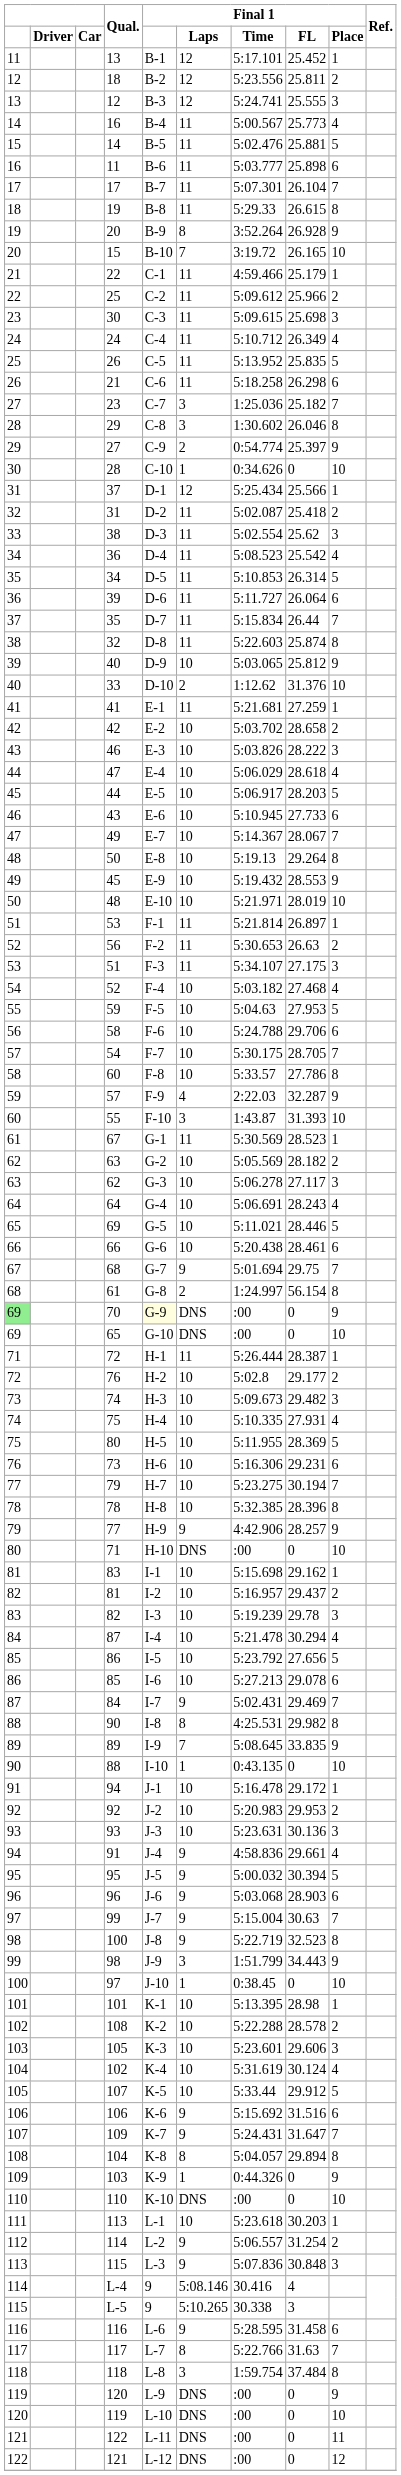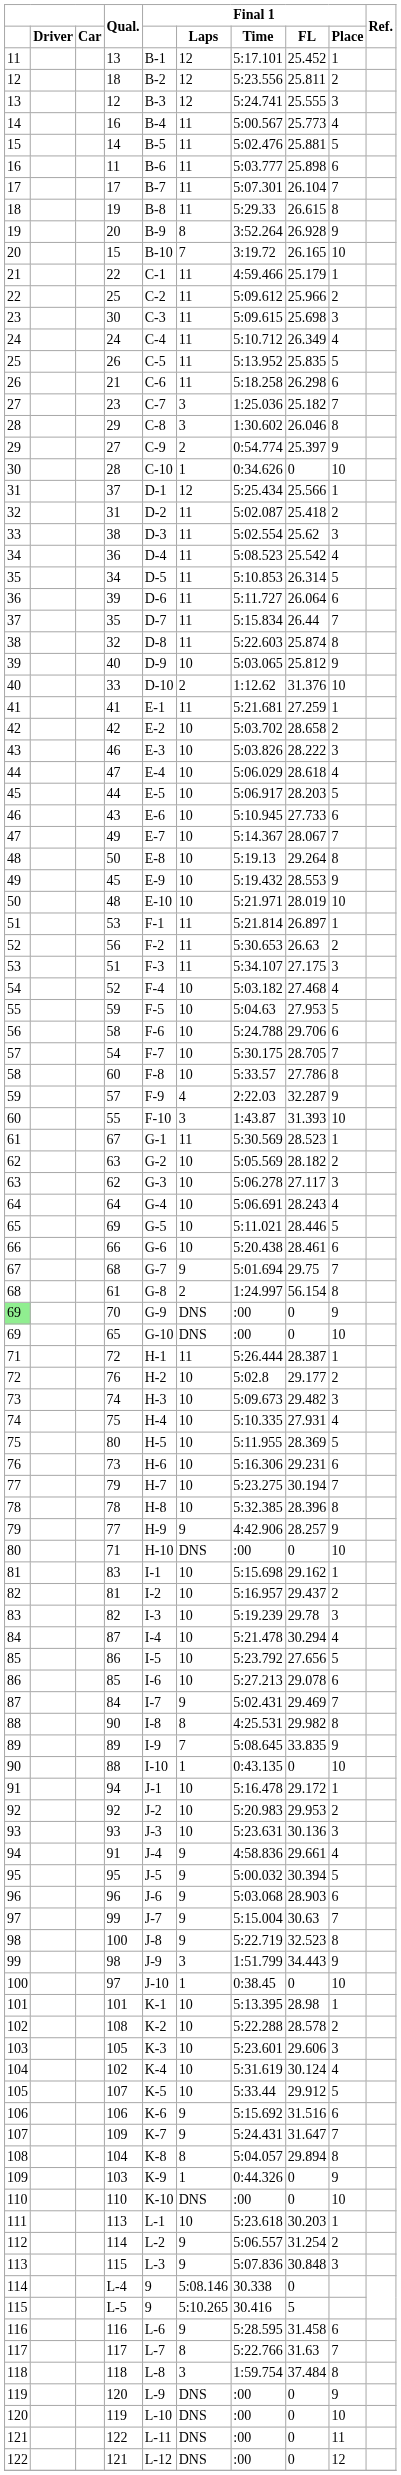(156, 1313) lightyellow background -> (156, 1313) no background
(253, 2286) 30.416 -> (253, 2286) 30.338
(291, 2286) 4 -> (291, 2286) 0
(253, 2308) 30.338 -> (253, 2308) 30.416
(291, 2308) 3 -> (291, 2308) 5
